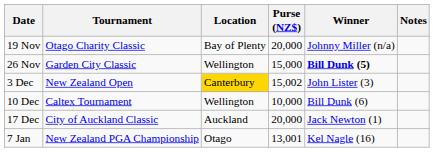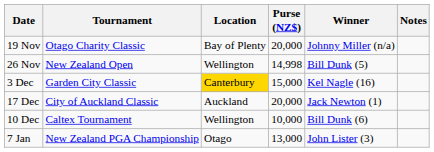(91, 64) Garden City Classic -> (89, 64) New Zealand Open
(287, 64) 15,000 -> (287, 64) 14,998
(339, 64) bold -> (338, 64) normal
(89, 82) New Zealand Open -> (91, 82) Garden City Classic
(287, 82) 15,002 -> (287, 82) 15,000
(340, 82) John Lister (3) -> (341, 82) Kel Nagle (16)
rows swapped: (23, 101) <-> (23, 120)
(287, 138) 13,001 -> (287, 138) 13,000
(341, 138) Kel Nagle (16) -> (340, 138) John Lister (3)
